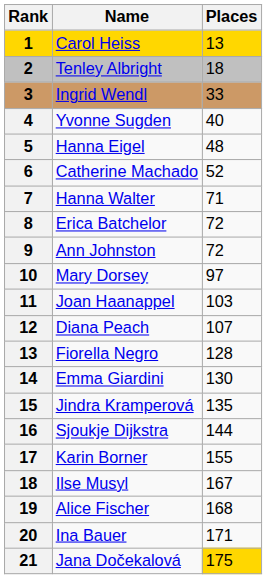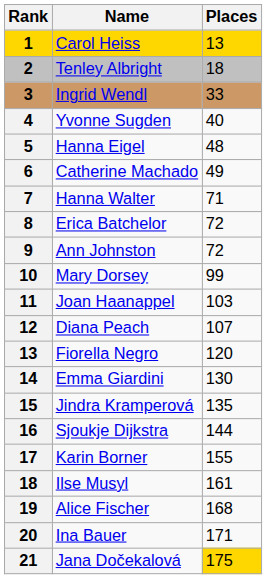(215, 172) 52 -> (215, 172) 49
(215, 276) 97 -> (215, 276) 99
(219, 353) 128 -> (219, 353) 120
(219, 483) 167 -> (219, 483) 161
